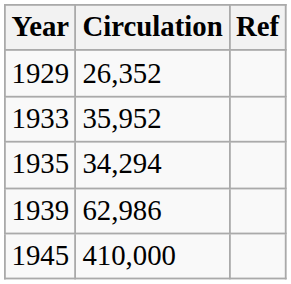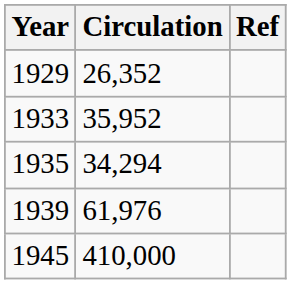(122, 210) 62,986 -> (122, 210) 61,976
